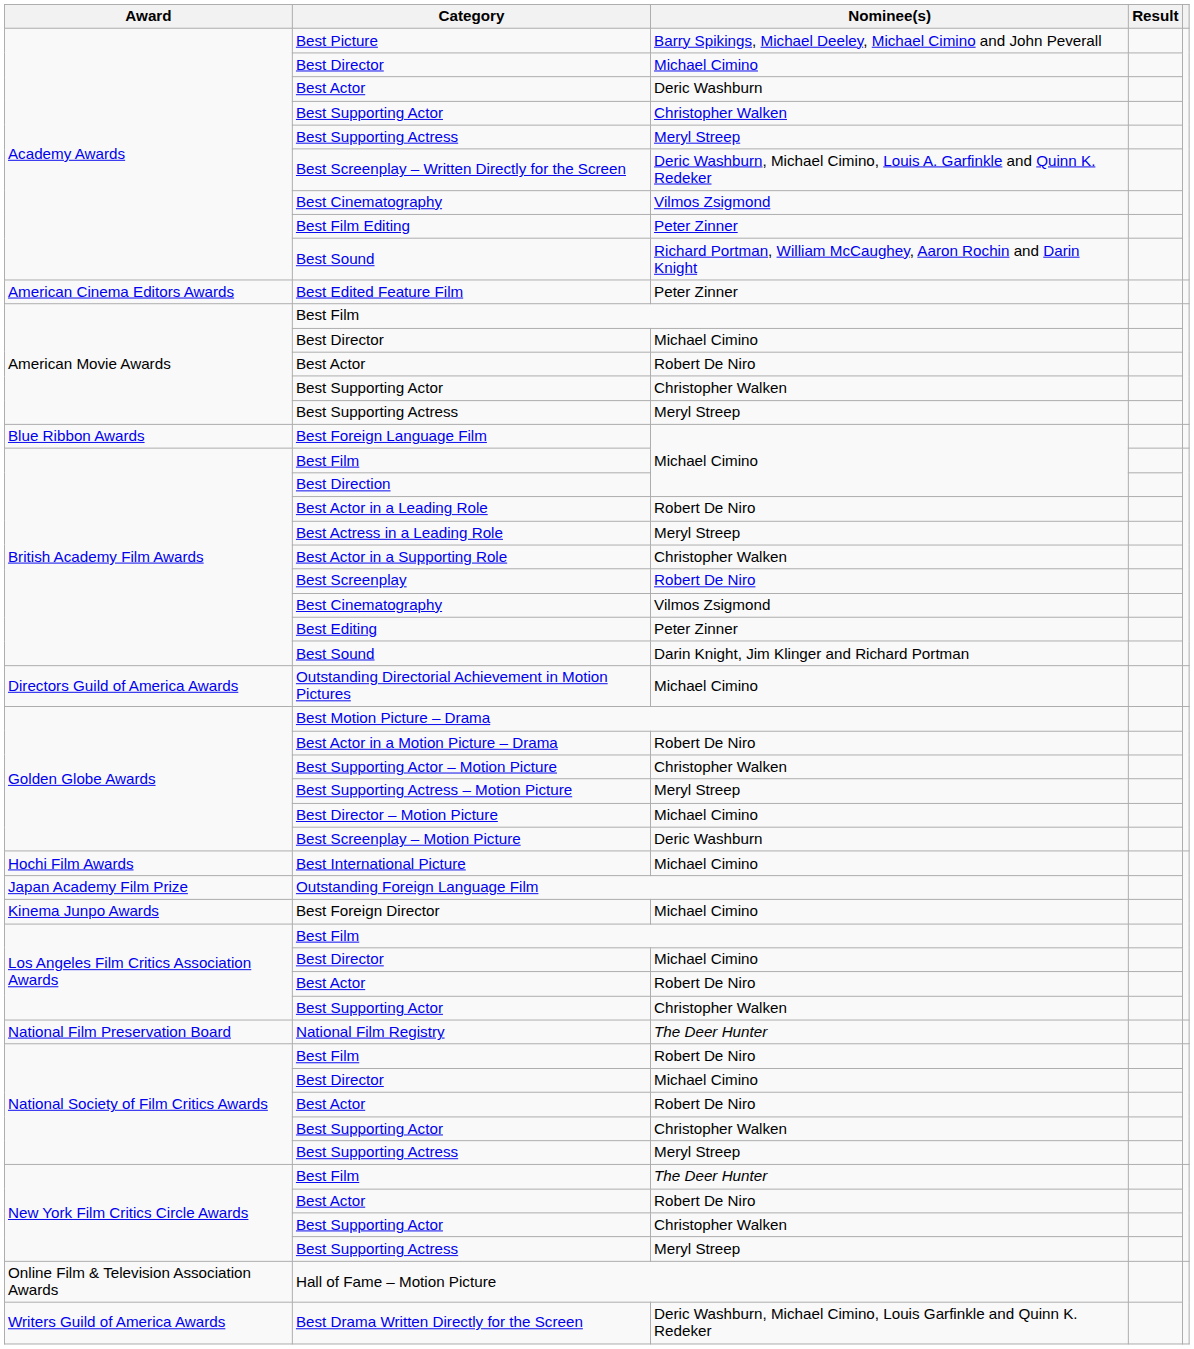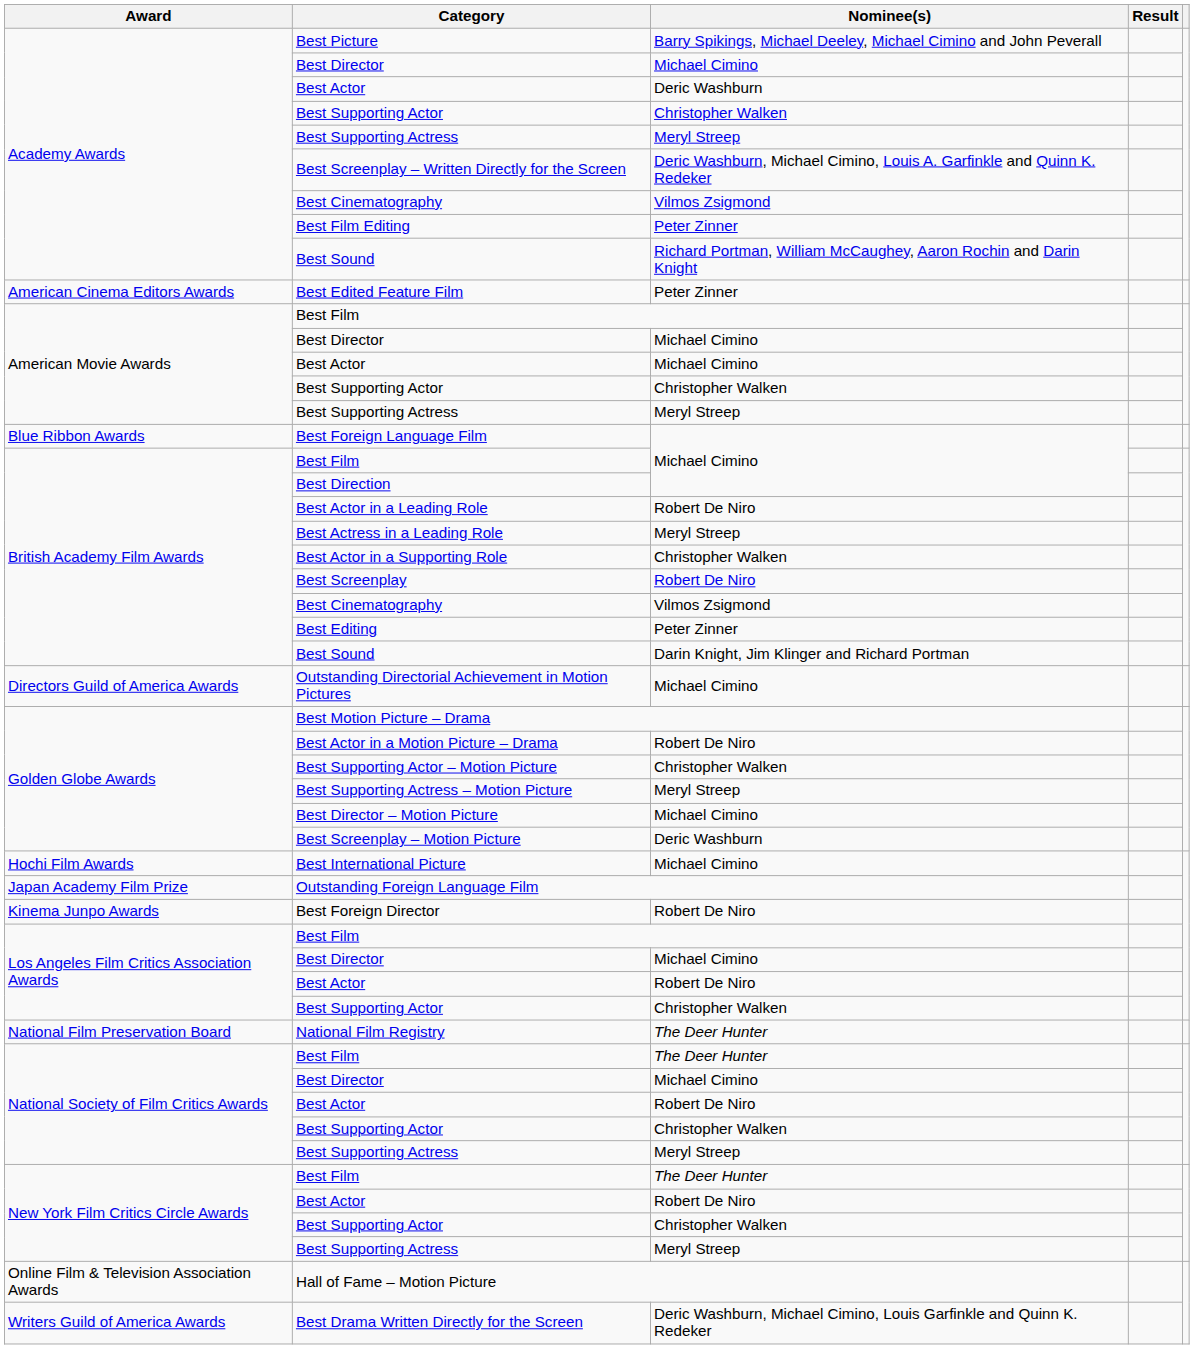(705, 364) Robert De Niro -> (706, 364) Michael Cimino
(706, 911) Michael Cimino -> (705, 911) Robert De Niro
(705, 1056) Robert De Niro -> (711, 1056) The Deer Hunter
